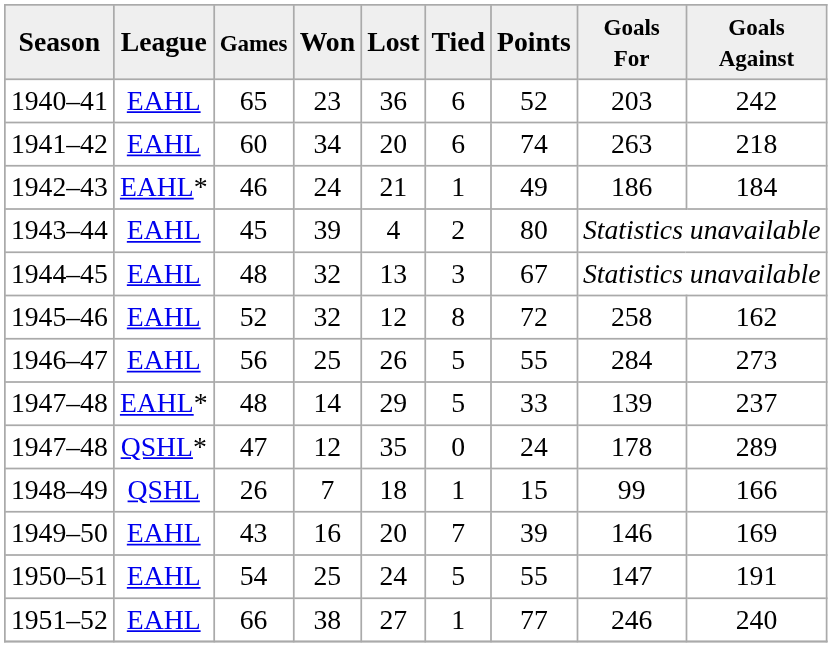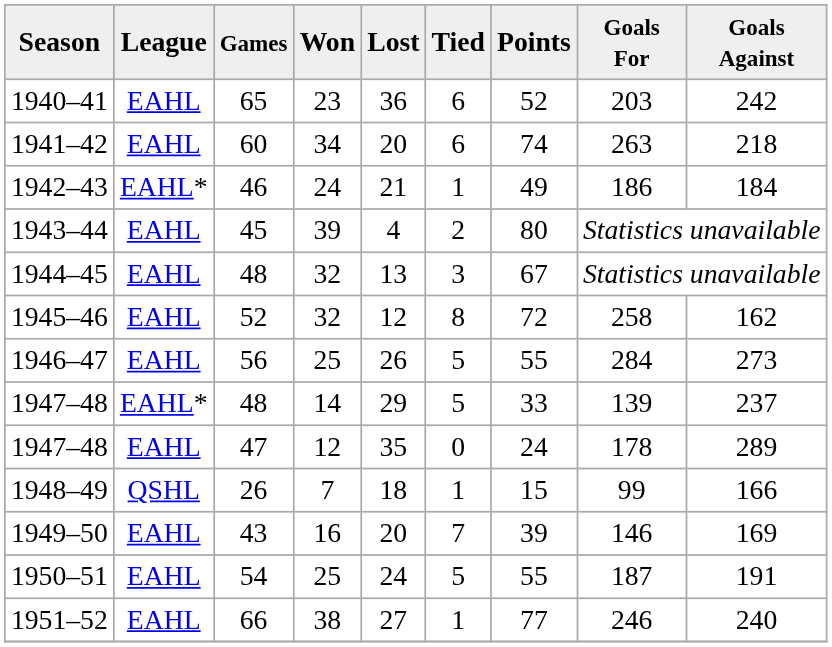(164, 446) QSHL* -> (164, 446) EAHL
(632, 576) 147 -> (632, 576) 187
